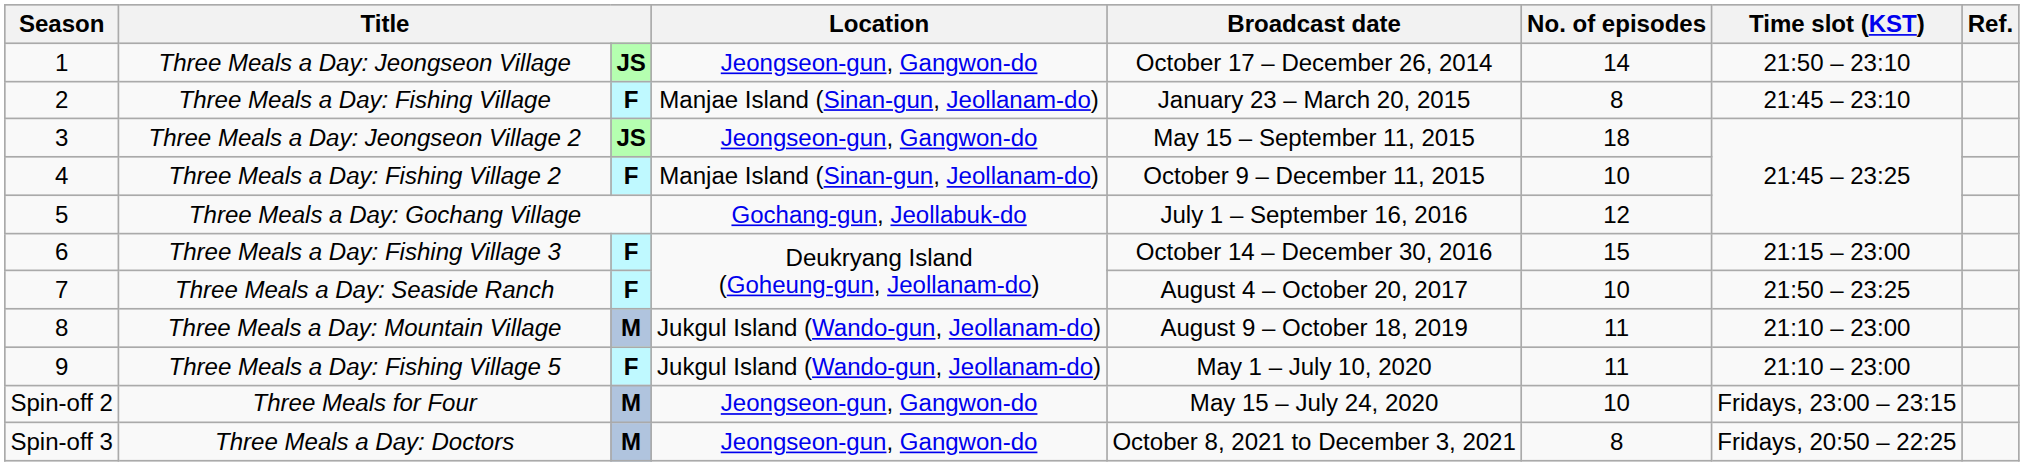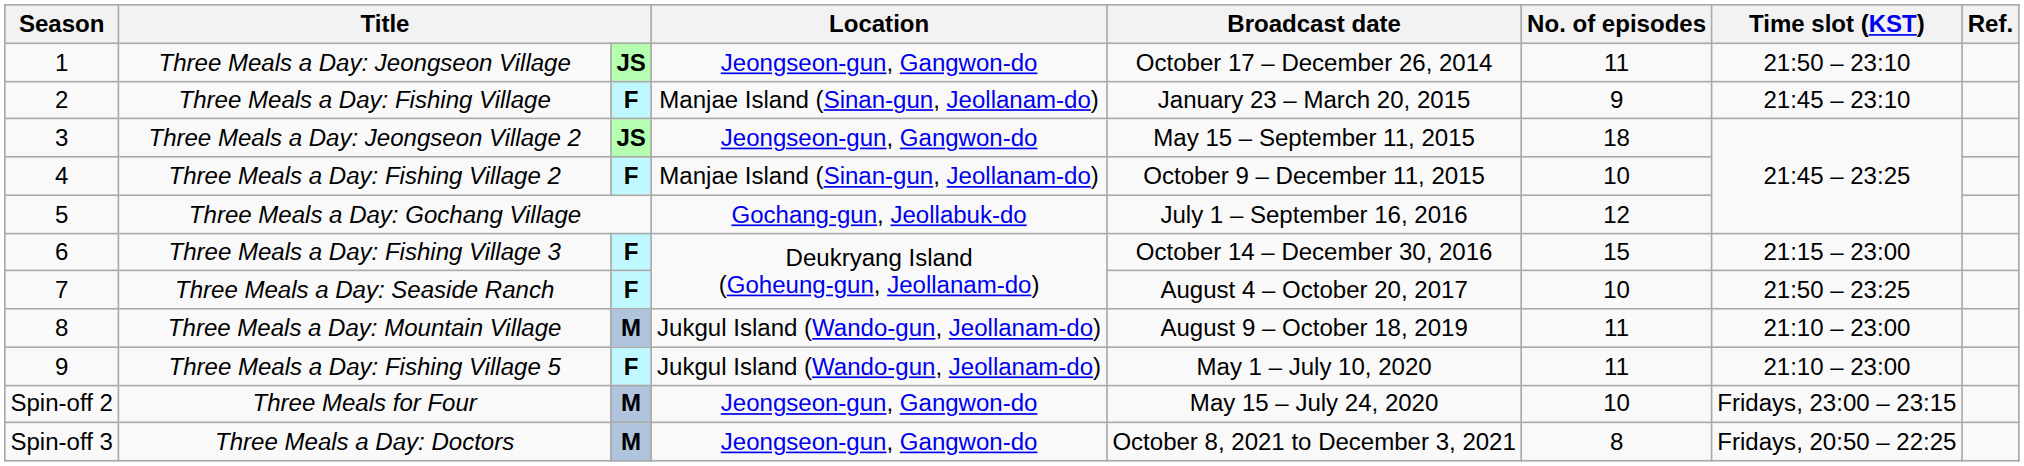(1617, 62) 14 -> (1617, 62) 11
(1617, 100) 8 -> (1617, 100) 9
